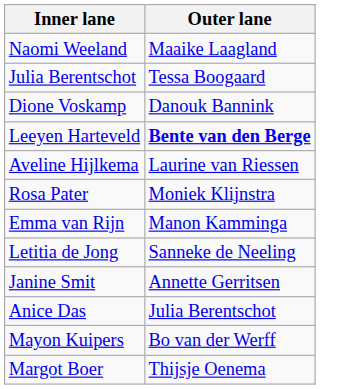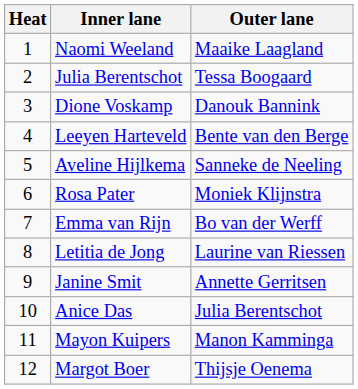+ column: (28, 19)
(230, 135) bold -> (272, 135) normal
(224, 164) Laurine van Riessen -> (268, 164) Sanneke de Neeling
(218, 223) Manon Kamminga -> (258, 223) Bo van der Werff
(222, 252) Sanneke de Neeling -> (270, 252) Laurine van Riessen
(212, 340) Bo van der Werff -> (264, 340) Manon Kamminga
